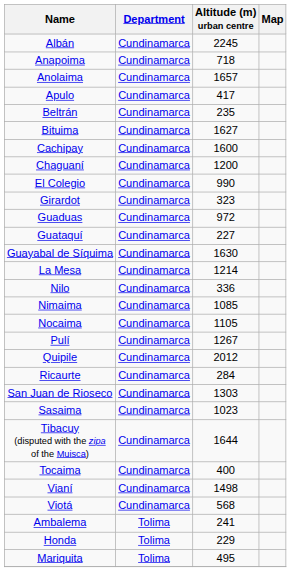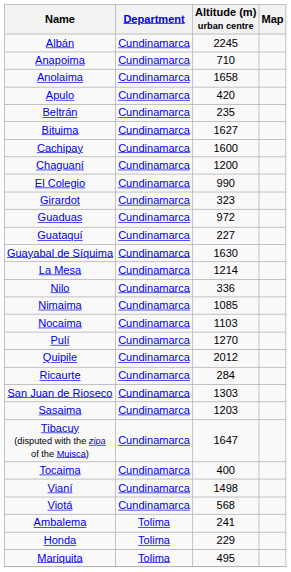(226, 60) 718 -> (226, 60) 710
(226, 78) 1657 -> (226, 78) 1658
(226, 95) 417 -> (226, 95) 420
(226, 323) 1105 -> (226, 323) 1103
(226, 340) 1267 -> (226, 340) 1270
(226, 410) 1023 -> (226, 410) 1203
(226, 440) 1644 -> (226, 440) 1647
